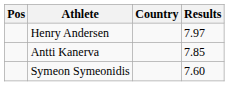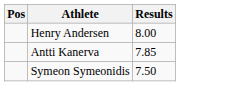- column: (157, 14)
(195, 33) 7.97 -> (146, 33) 8.00
(195, 71) 7.60 -> (146, 71) 7.50
